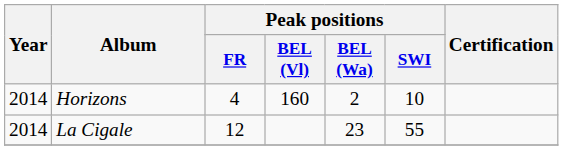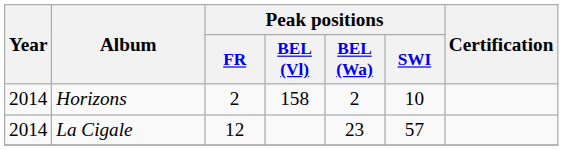(235, 99) 4 -> (235, 99) 2
(295, 99) 160 -> (295, 99) 158
(414, 129) 55 -> (414, 129) 57
